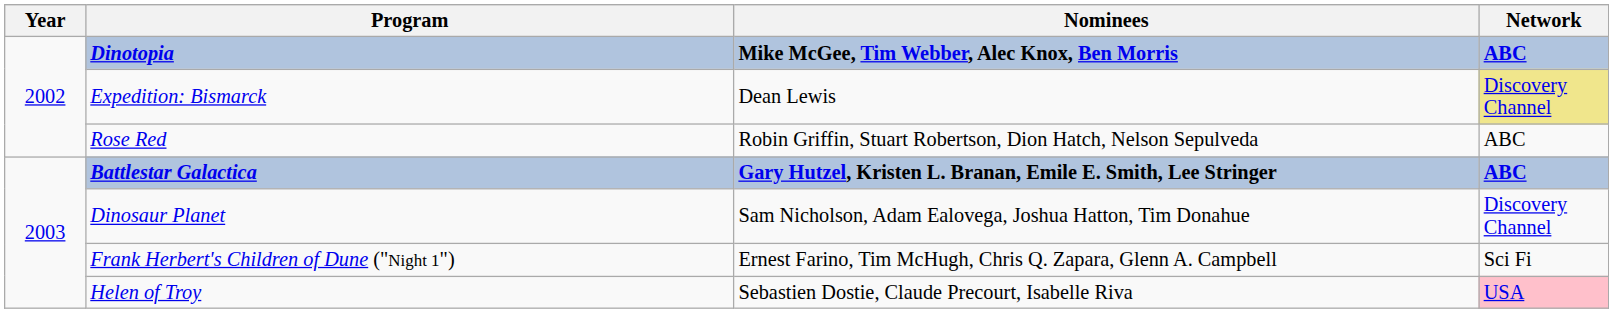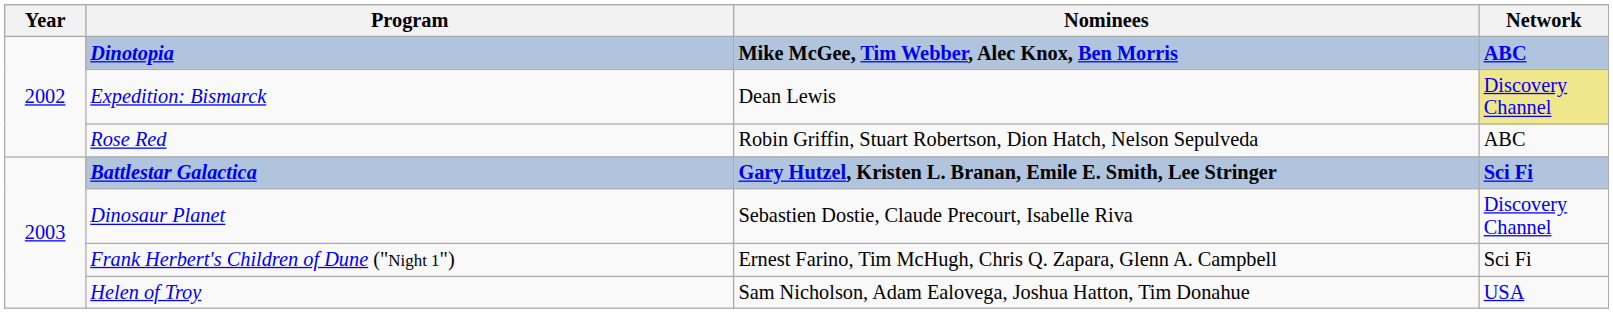(1505, 172) ABC -> (1508, 172) Sci Fi
(994, 216) Sam Nicholson, Adam Ealovega, Joshua Hatton, Tim Donahue -> (936, 216) Sebastien Dostie, Claude Precourt, Isabelle Riva
(936, 291) Sebastien Dostie, Claude Precourt, Isabelle Riva -> (994, 291) Sam Nicholson, Adam Ealovega, Joshua Hatton, Tim Donahue
(1504, 291) pink background -> (1504, 291) no background
